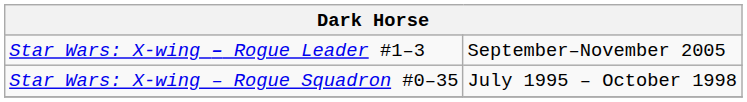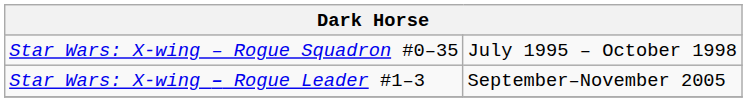rows swapped: (234, 81) <-> (217, 50)
